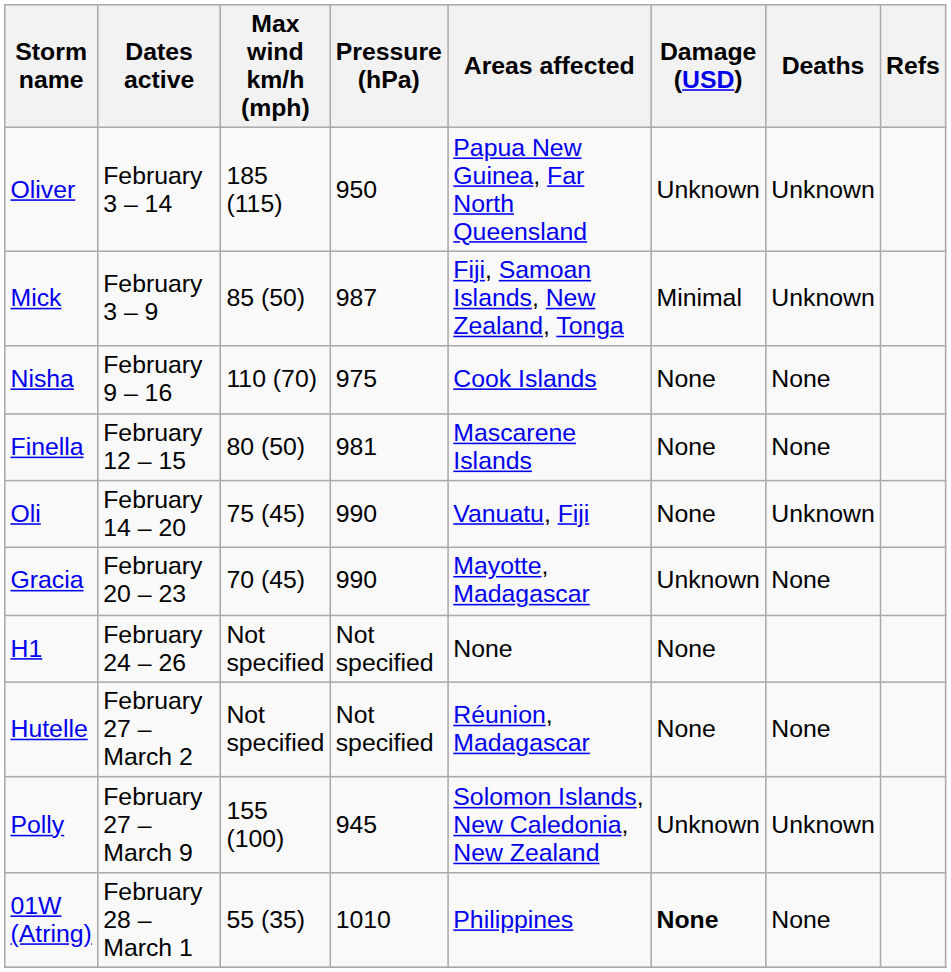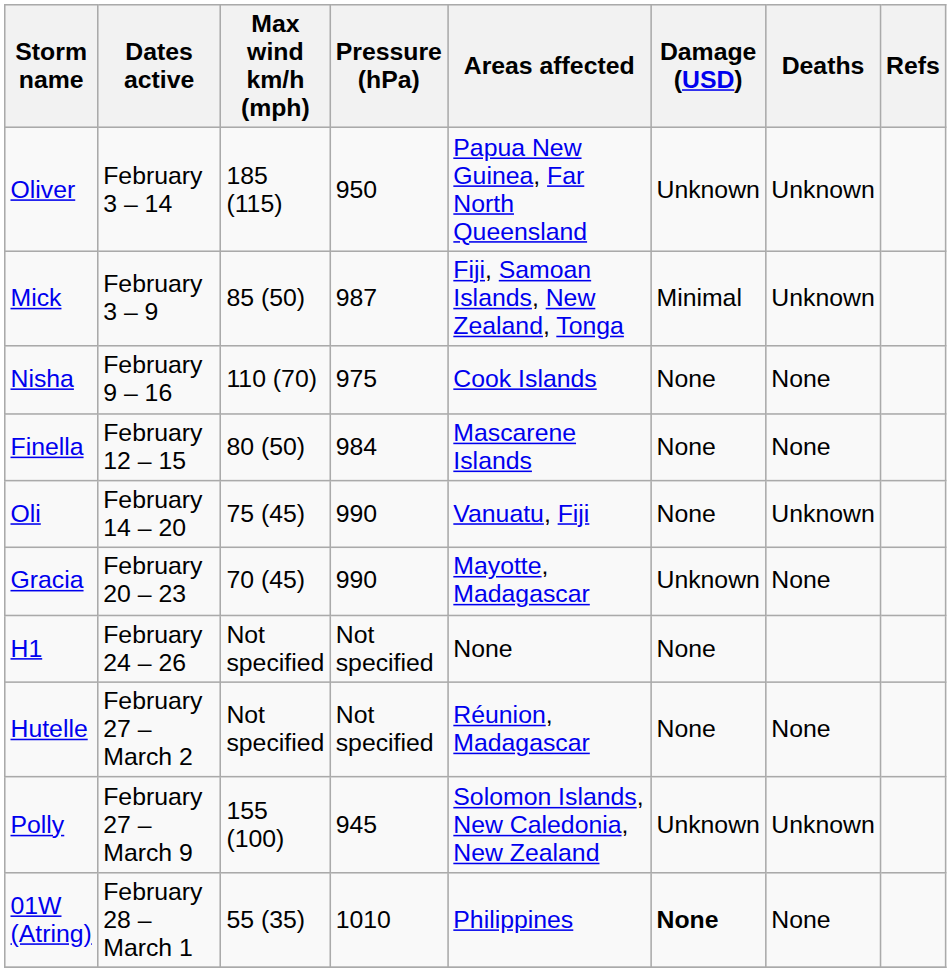(356, 446) 981 -> (356, 446) 984
